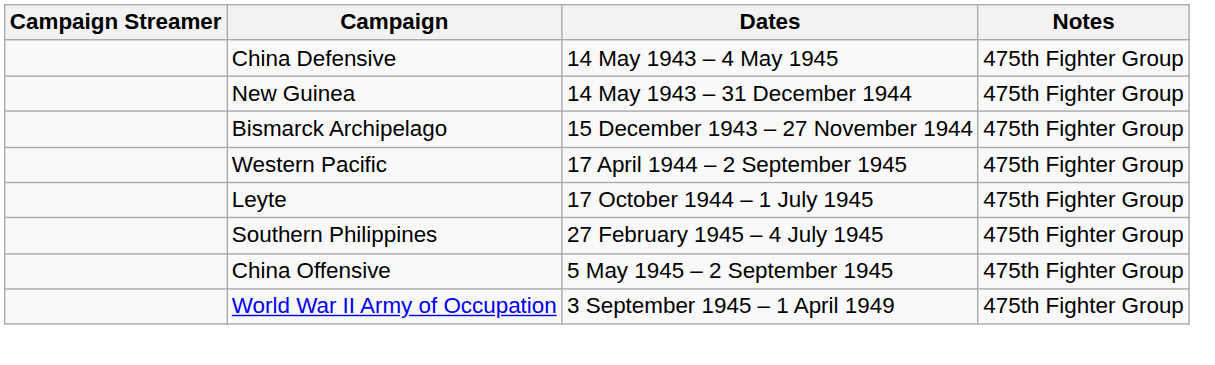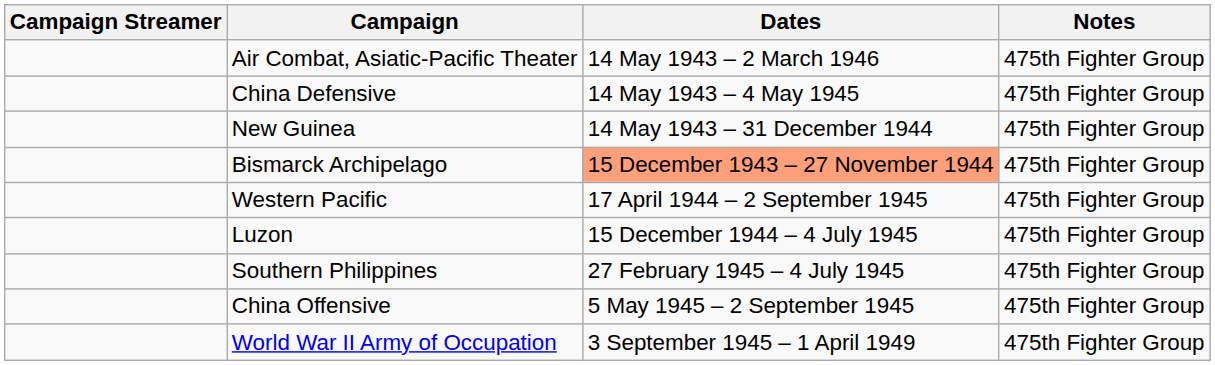+ row: (405, 57)
(770, 128) no background -> (791, 164) lightsalmon background
- row: (259, 199)
+ row: (262, 235)
